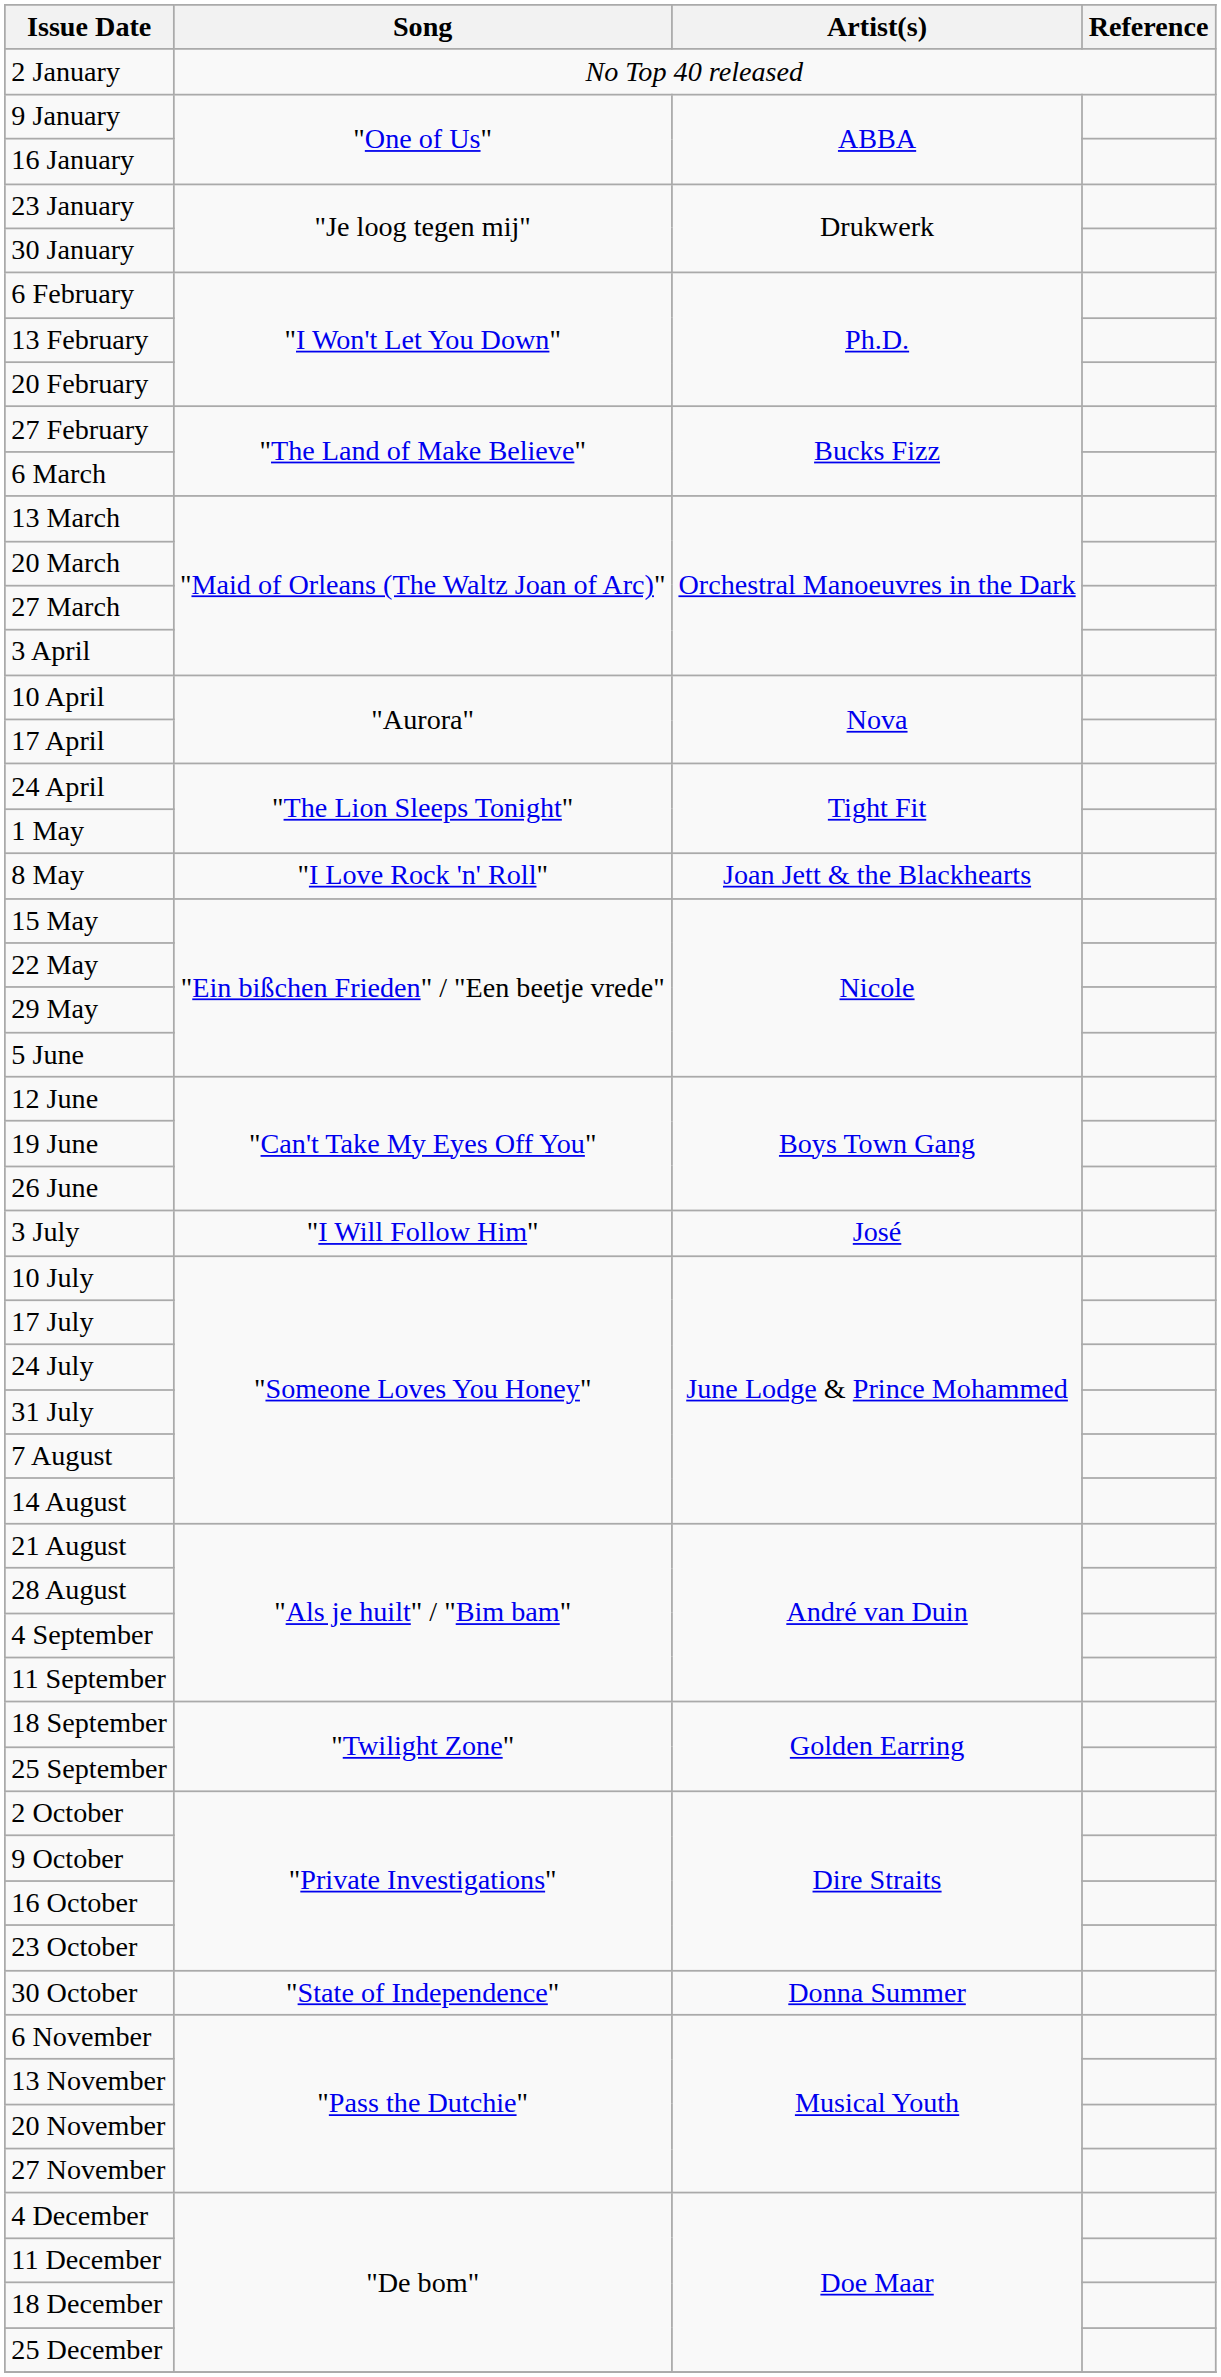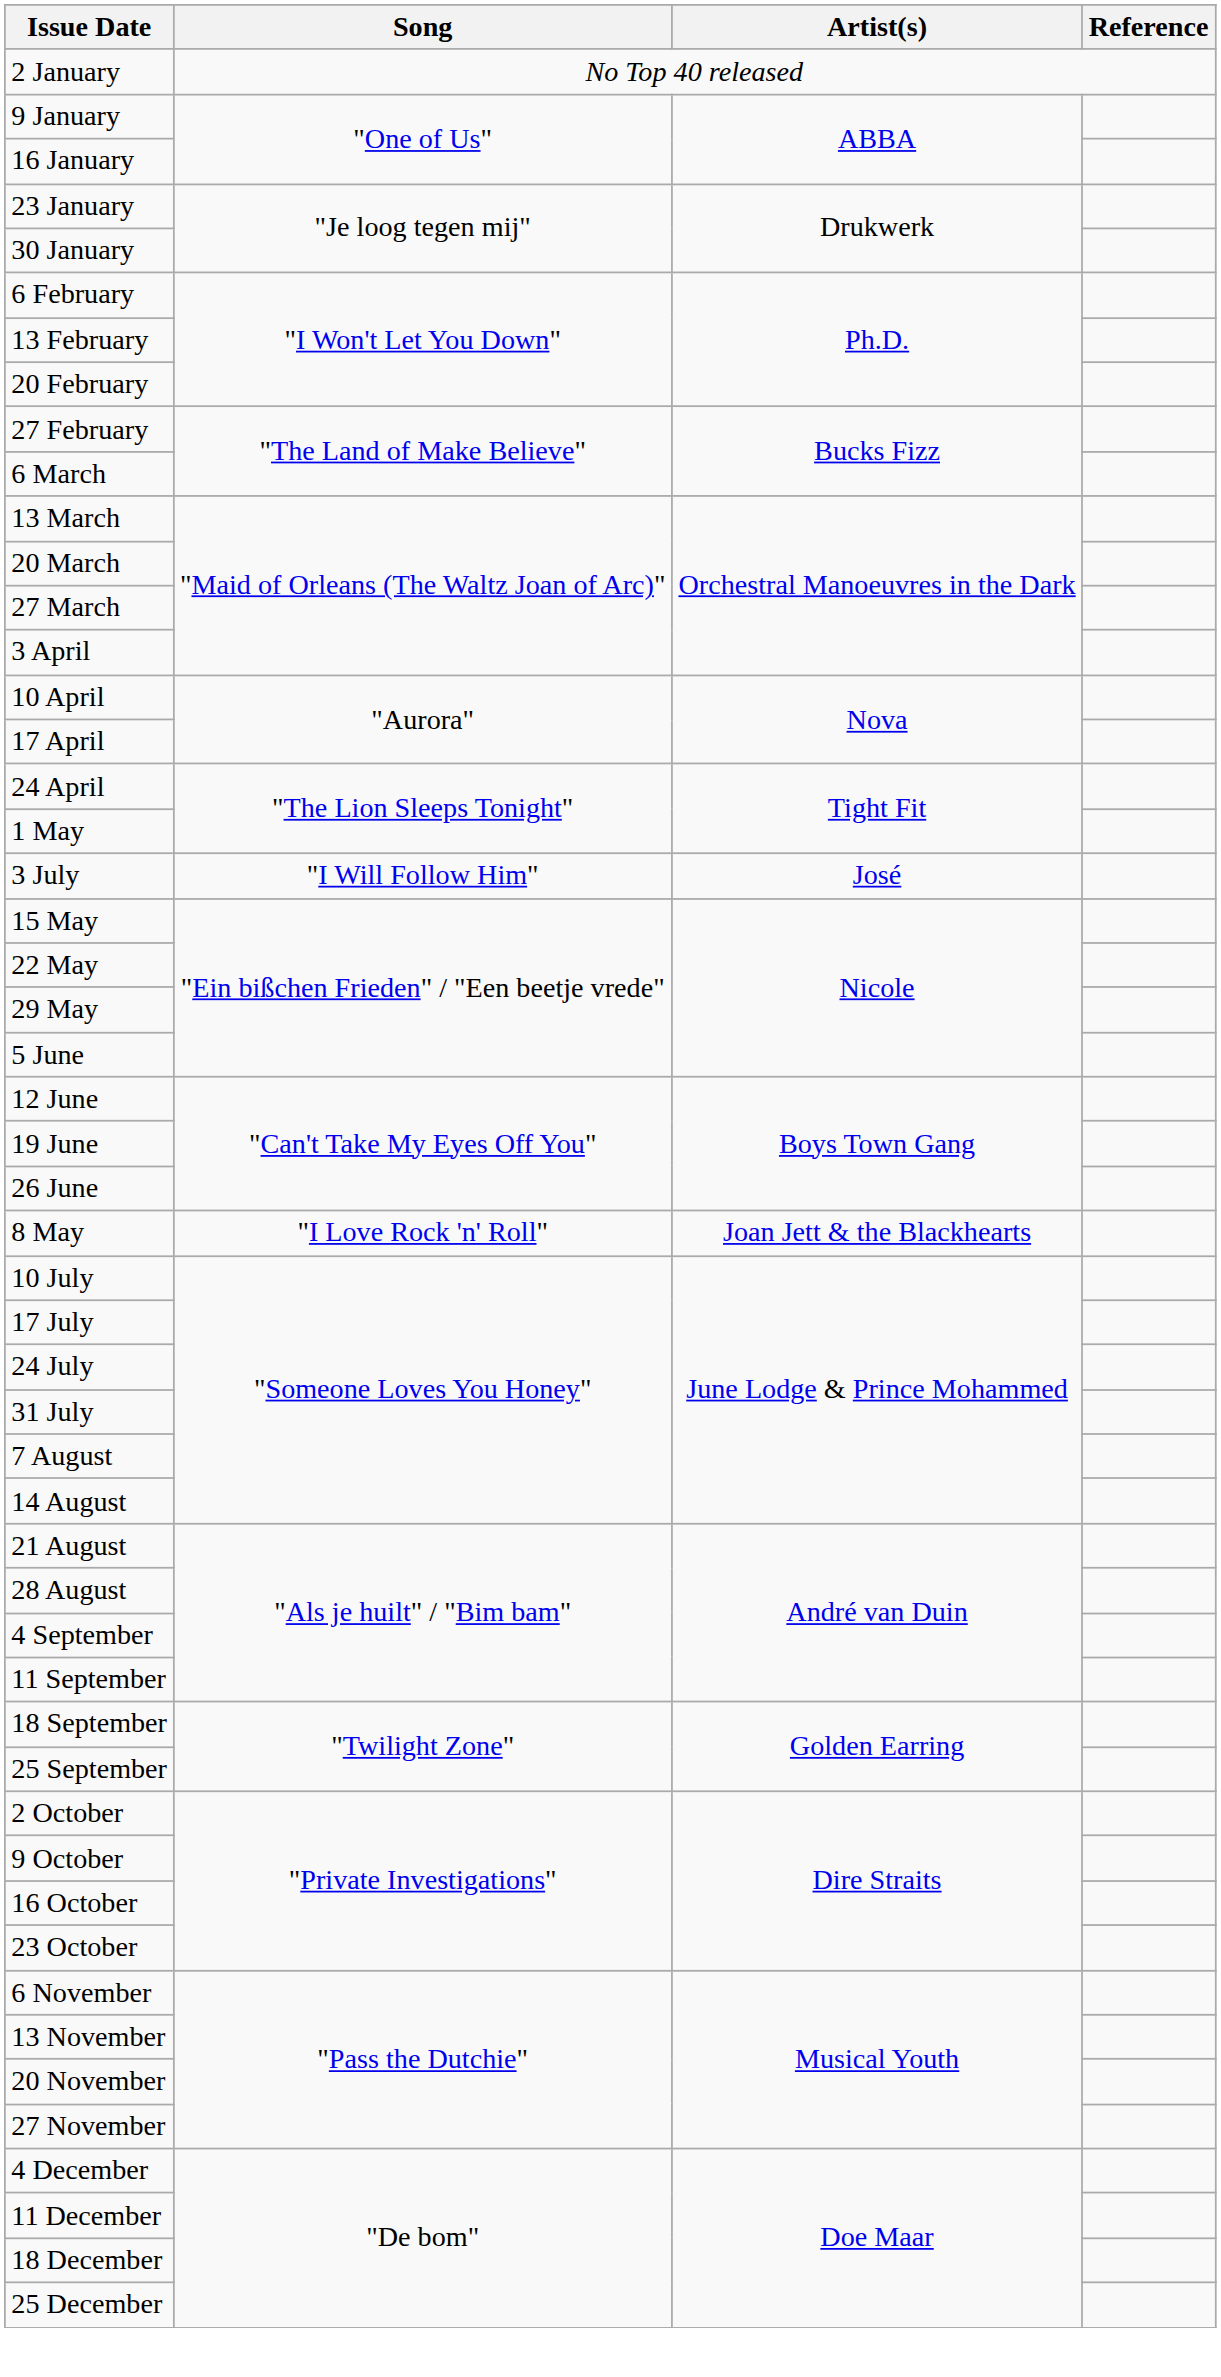rows swapped: (48, 875) <-> (45, 1232)
- row: (74, 1991)
